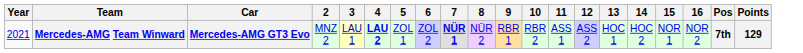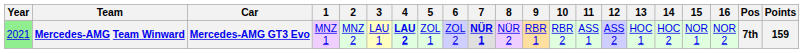+ column: (326, 12)
(18, 34) no background -> (18, 34) lightgreen background
(753, 34) 129 -> (780, 34) 159
